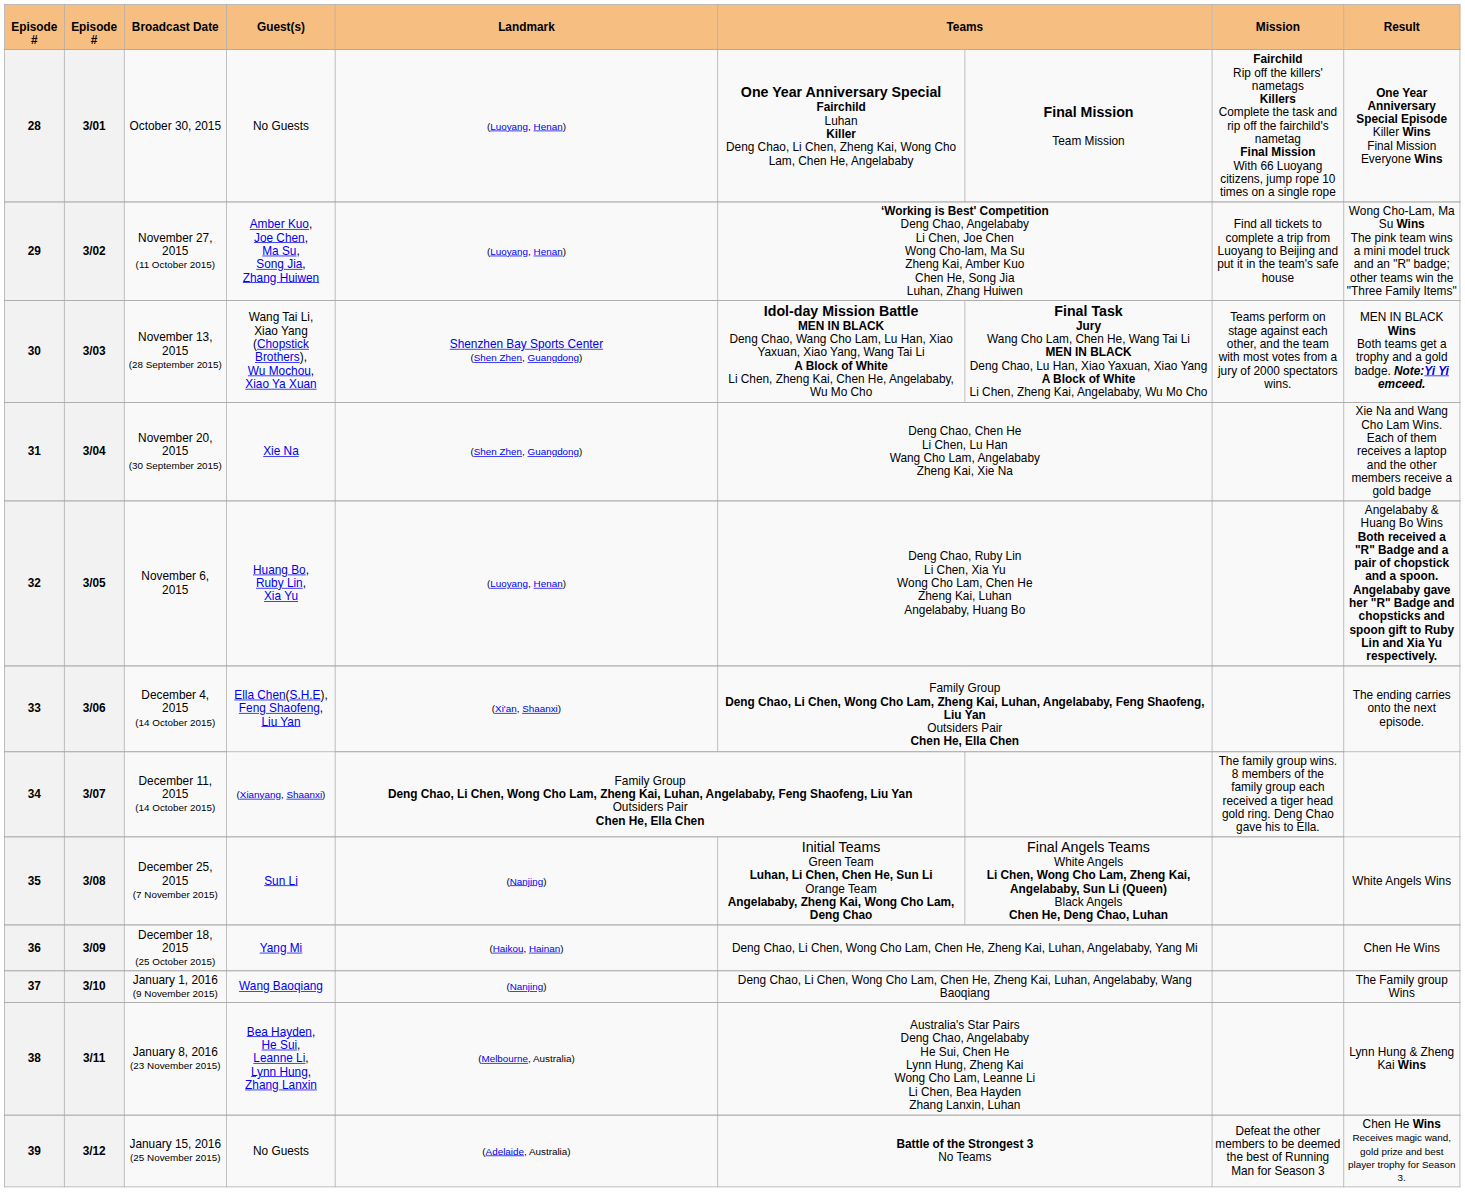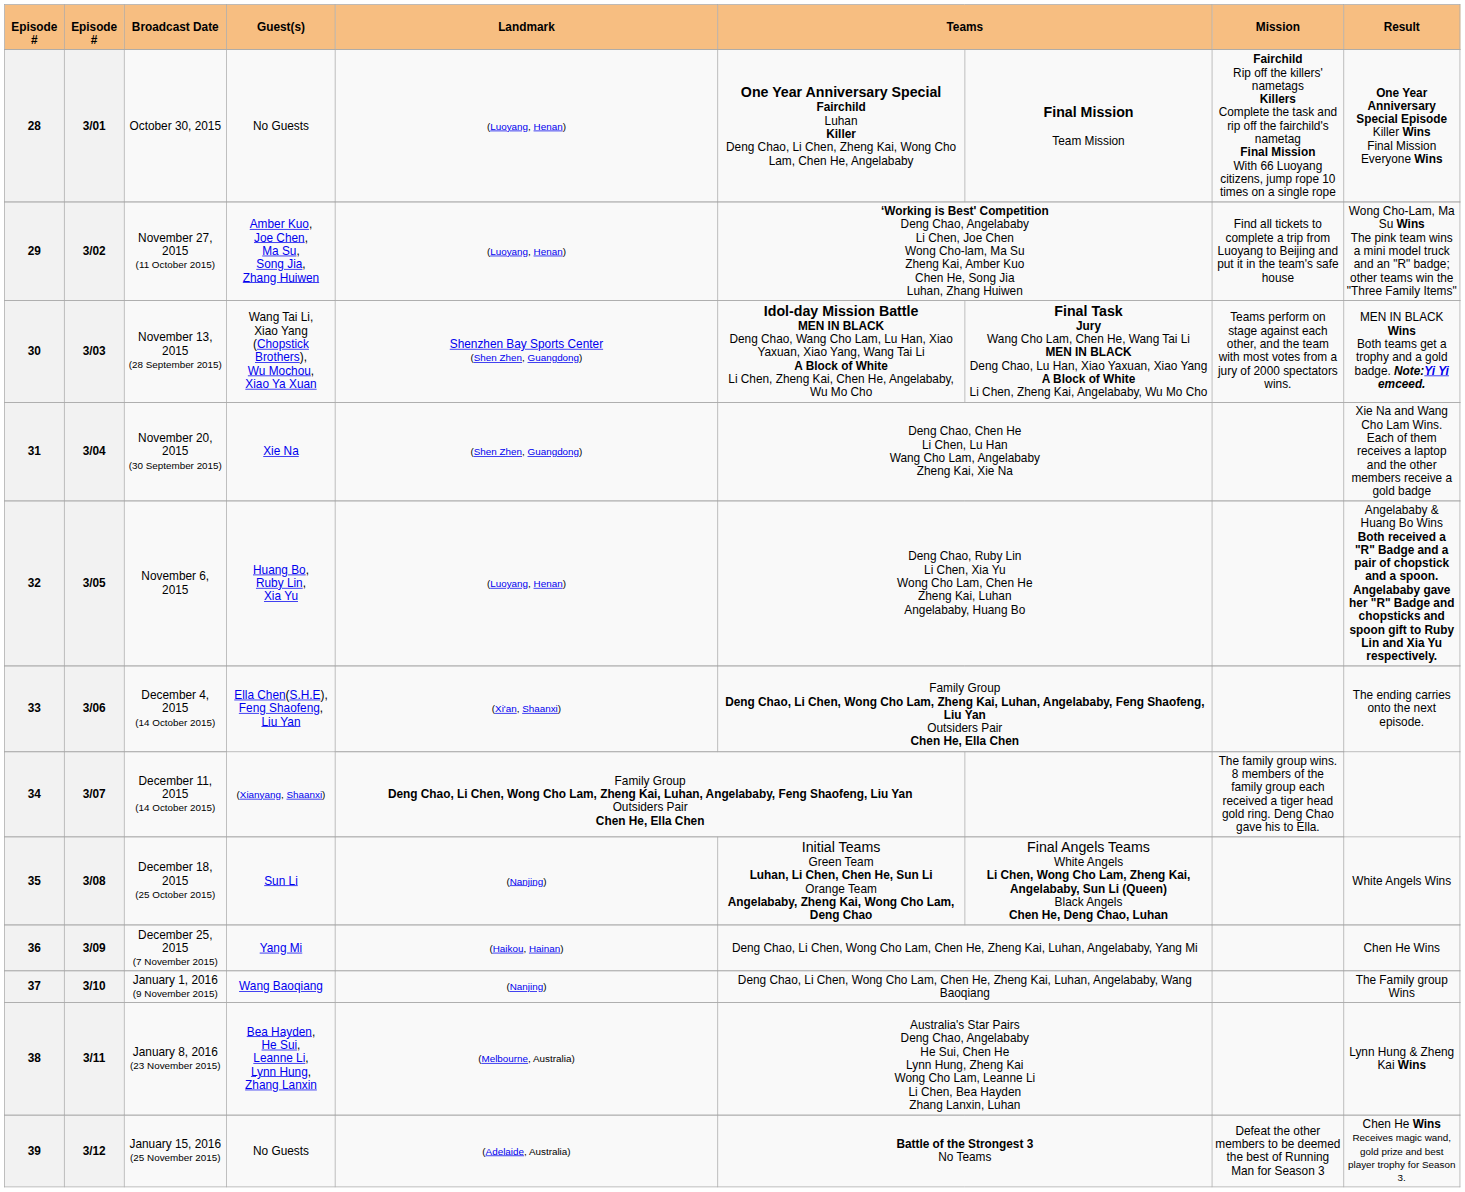(175, 881) December 25, 2015 (7 November 2015) -> (175, 881) December 18, 2015 (25 October 2015)
(175, 948) December 18, 2015 (25 October 2015) -> (175, 948) December 25, 2015 (7 November 2015)
